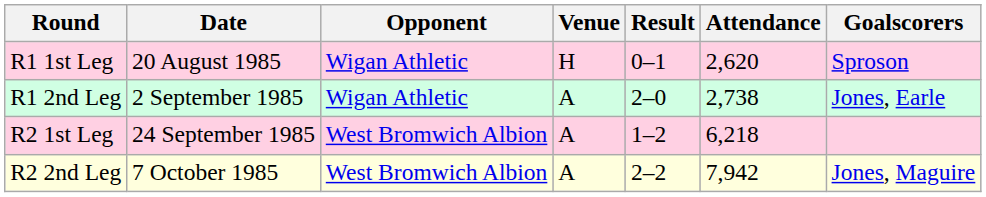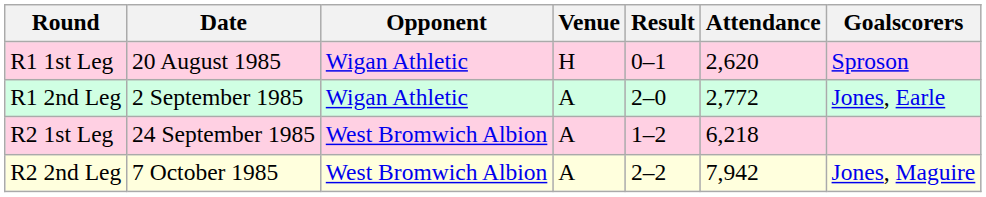(732, 97) 2,738 -> (732, 97) 2,772
